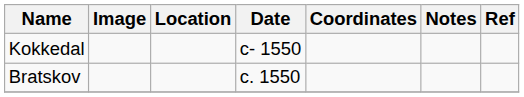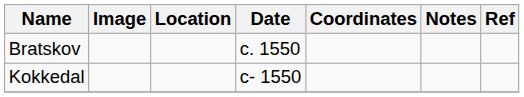rows swapped: (45, 77) <-> (47, 48)
